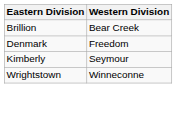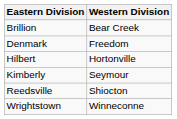+ row: (21, 59)
+ row: (29, 91)
